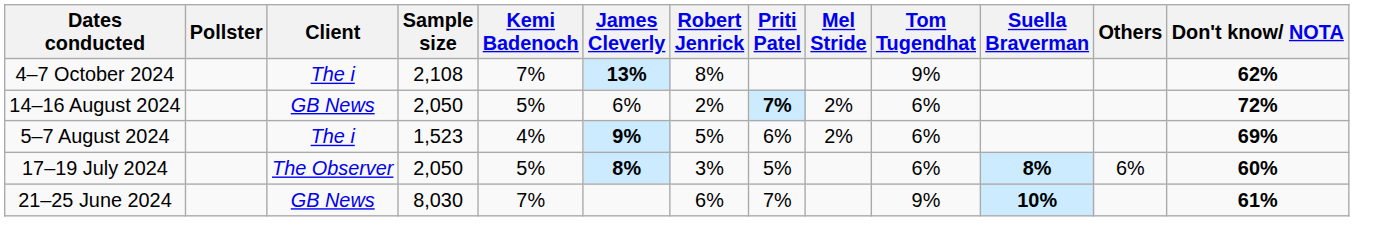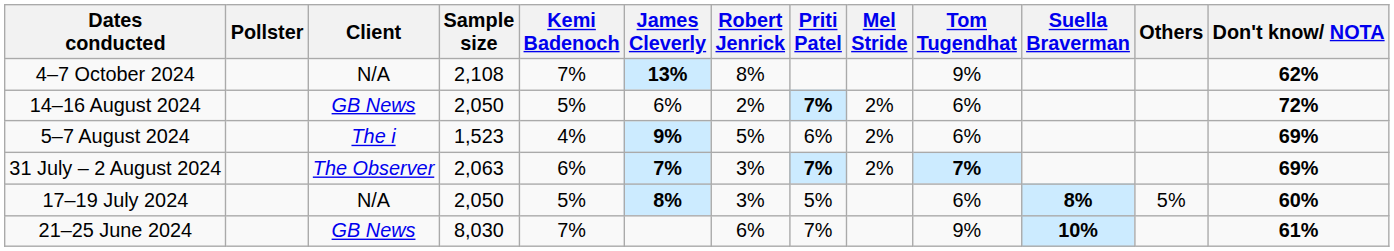(333, 74) The i -> (374, 74) N/A
+ row: (115, 168)
(333, 168) The Observer -> (374, 200) N/A
(1130, 168) 6% -> (1171, 200) 5%
